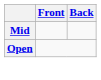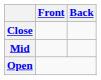+ row: (20, 30)
